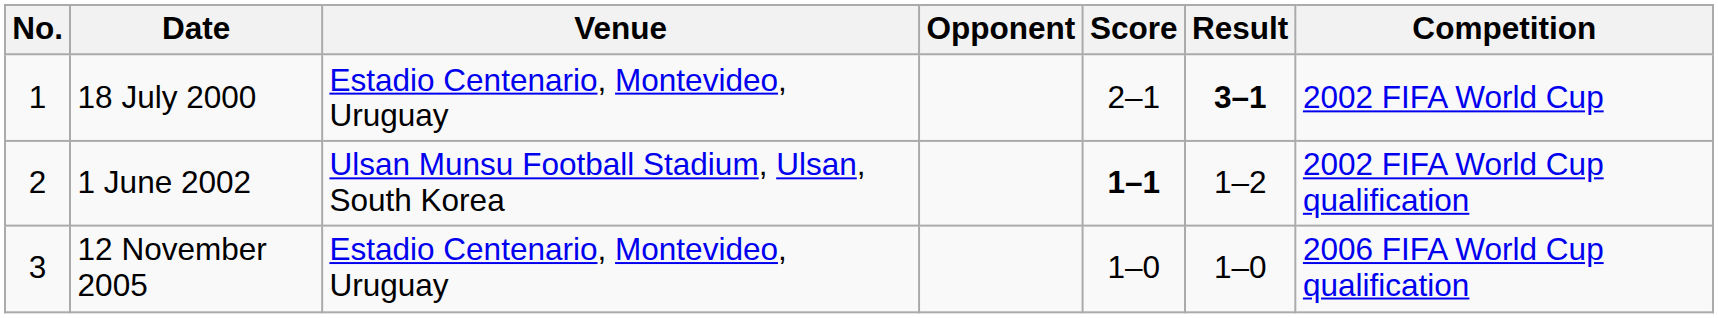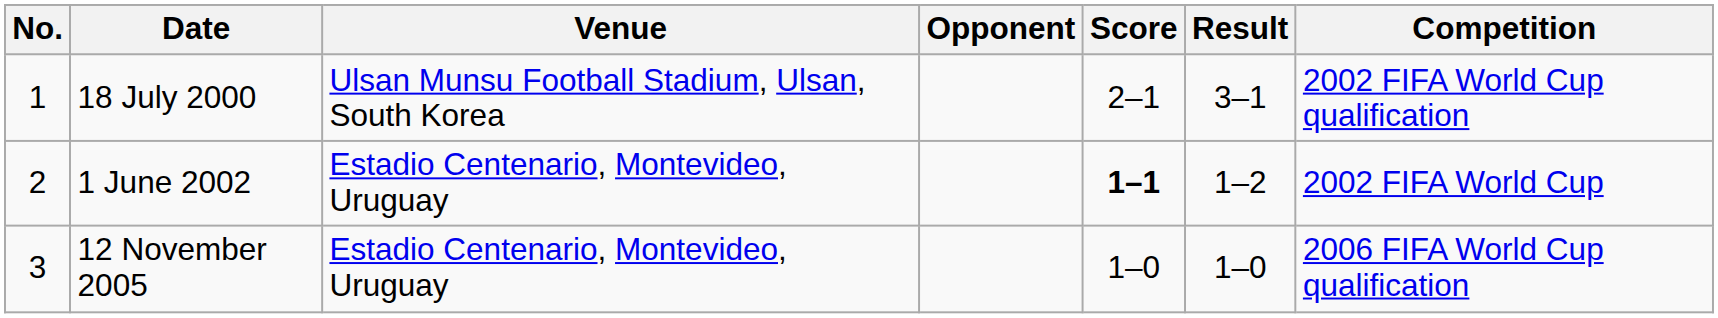(558, 97) Estadio Centenario, Montevideo, Uruguay -> (597, 97) Ulsan Munsu Football Stadium, Ulsan, South Korea
(1240, 97) bold -> (1240, 97) normal
(1453, 97) 2002 FIFA World Cup -> (1453, 97) 2002 FIFA World Cup qualification
(597, 182) Ulsan Munsu Football Stadium, Ulsan, South Korea -> (558, 182) Estadio Centenario, Montevideo, Uruguay
(1453, 182) 2002 FIFA World Cup qualification -> (1453, 182) 2002 FIFA World Cup
